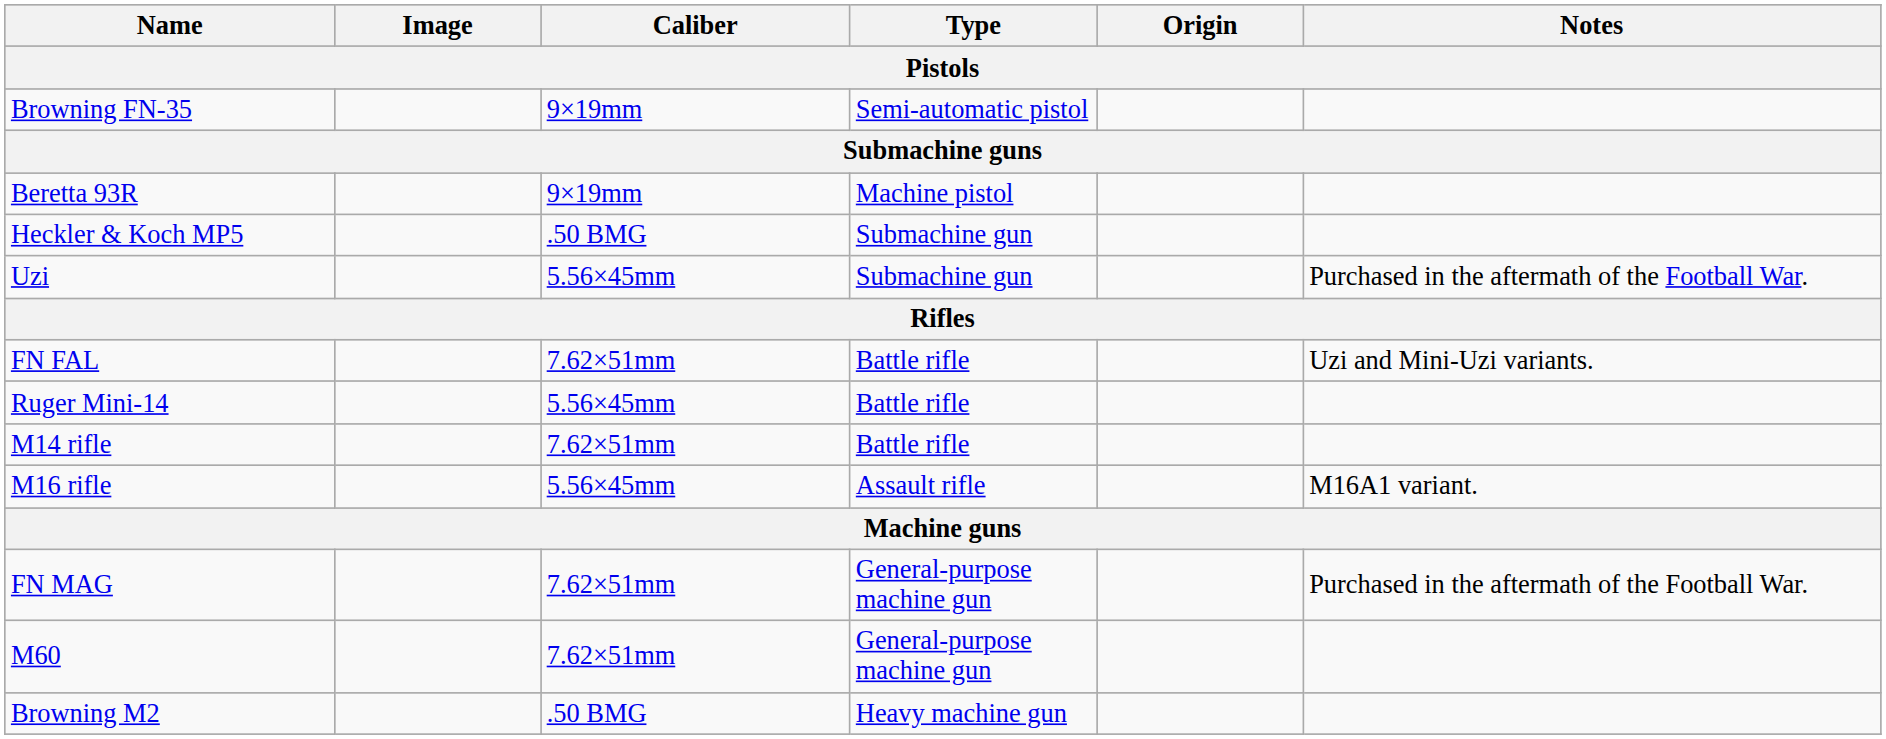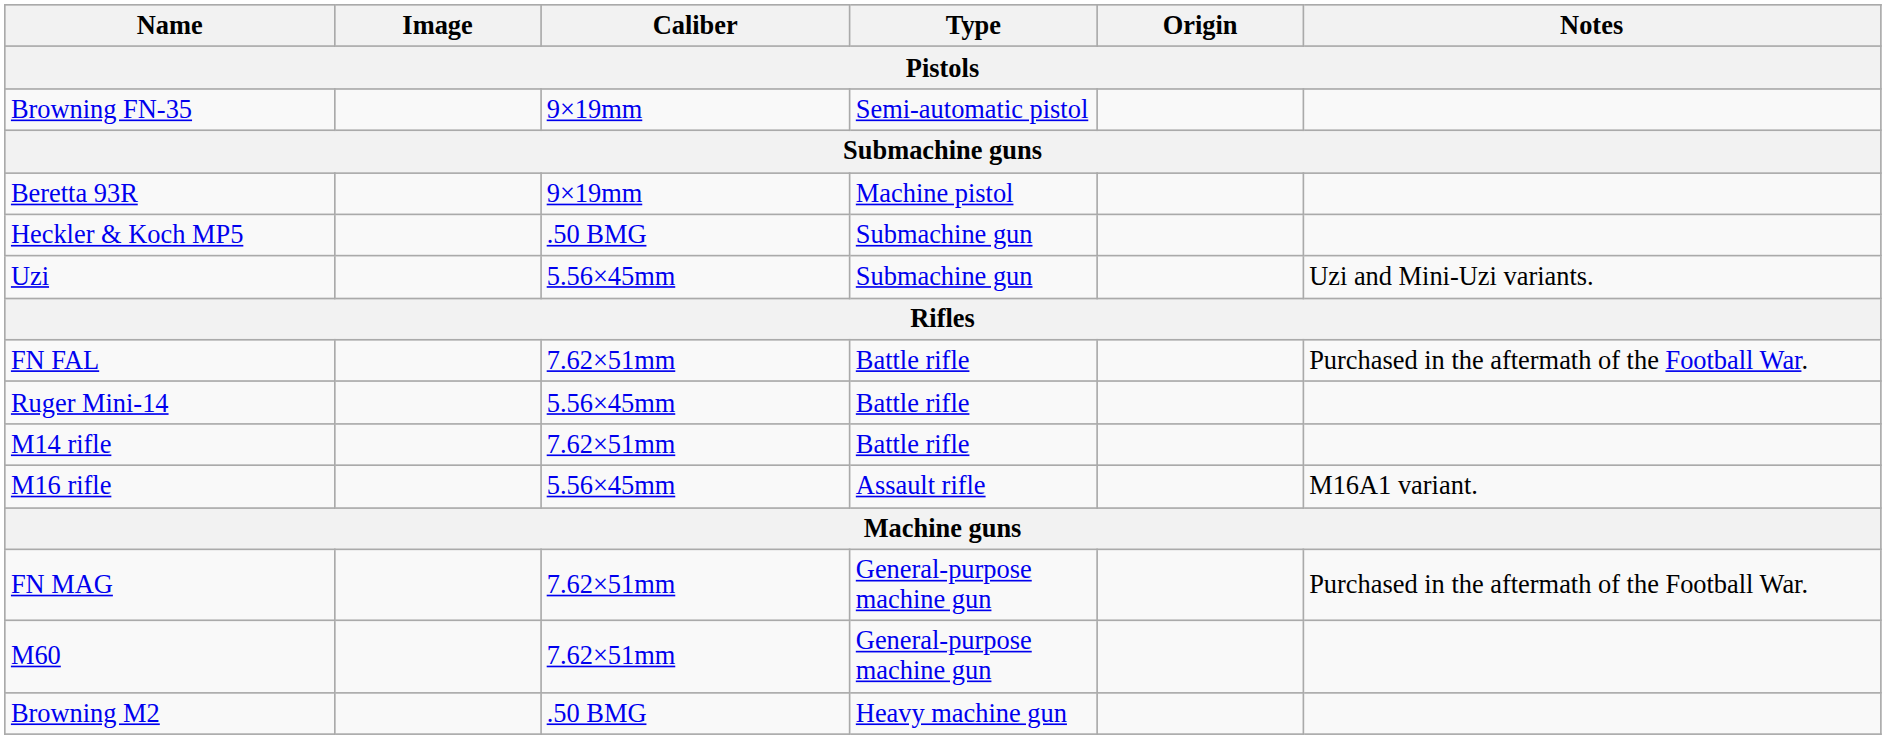(1559, 276) Purchased in the aftermath of the Football War. -> (1451, 276) Uzi and Mini-Uzi variants.
(1451, 360) Uzi and Mini-Uzi variants. -> (1559, 360) Purchased in the aftermath of the Football War.
